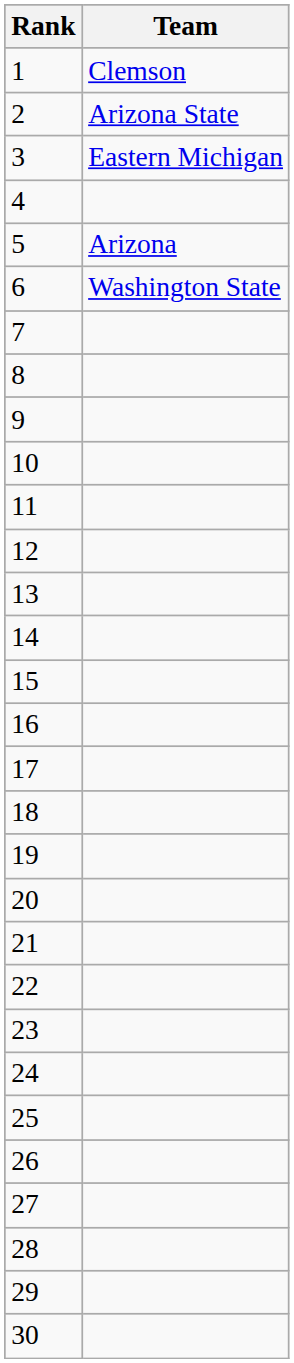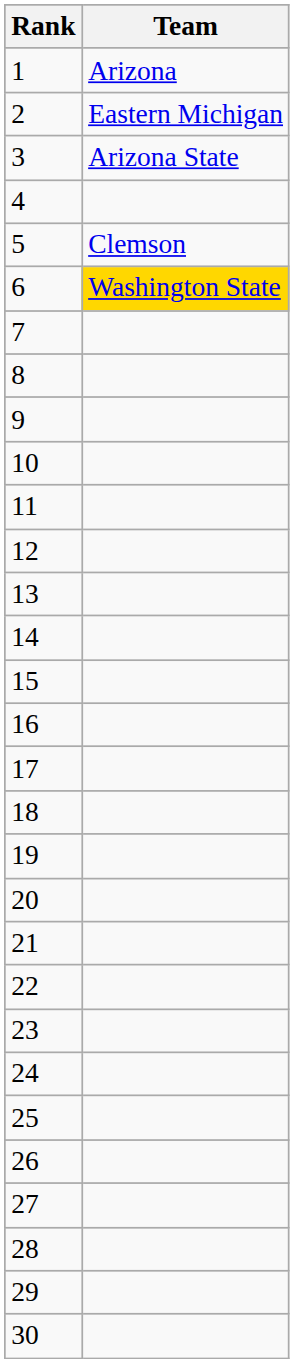(137, 69) Clemson -> (132, 69) Arizona
(163, 113) Arizona State -> (186, 113) Eastern Michigan
(186, 157) Eastern Michigan -> (163, 157) Arizona State
(132, 244) Arizona -> (137, 244) Clemson
(184, 288) no background -> (184, 288) gold background
